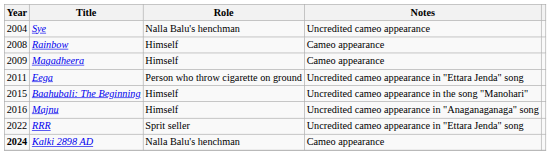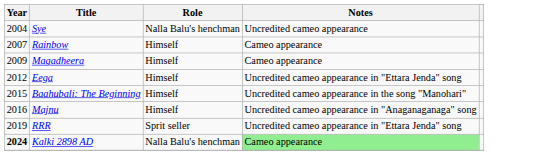(17, 45) 2008 -> (17, 45) 2007
(17, 77) 2011 -> (17, 77) 2012
(224, 77) Person who throw cigarette on ground -> (162, 77) Himself
(17, 126) 2022 -> (17, 126) 2019
(345, 142) no background -> (283, 142) lightgreen background
